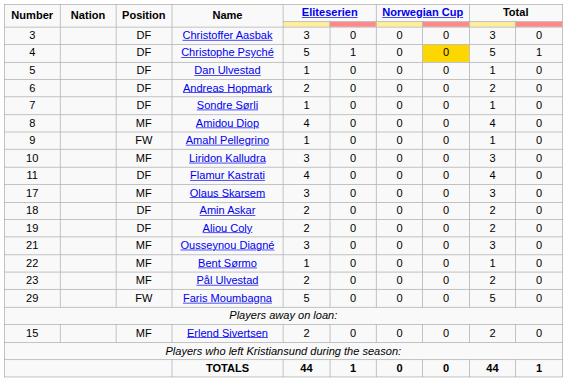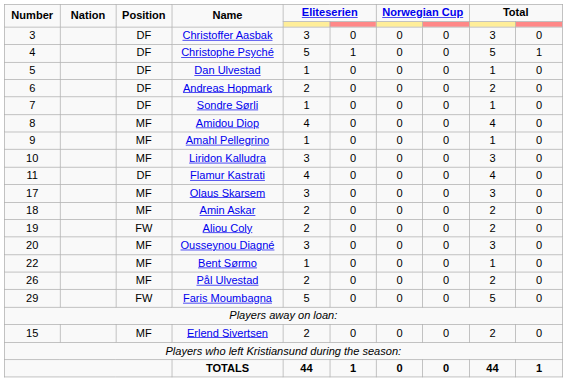(446, 53) gold background -> (446, 53) no background
(144, 140) FW -> (144, 140) MF
(144, 210) DF -> (144, 210) MF
(144, 228) DF -> (144, 228) FW
(32, 245) 21 -> (32, 245) 20
(32, 280) 23 -> (32, 280) 26
